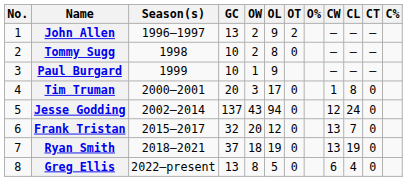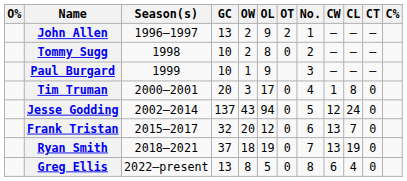columns swapped: (18, 14) <-> (314, 14)
